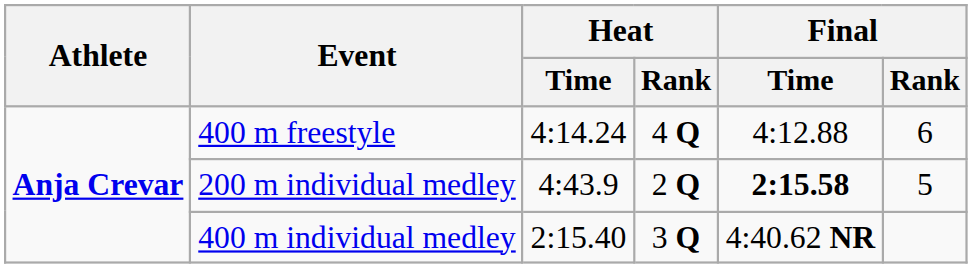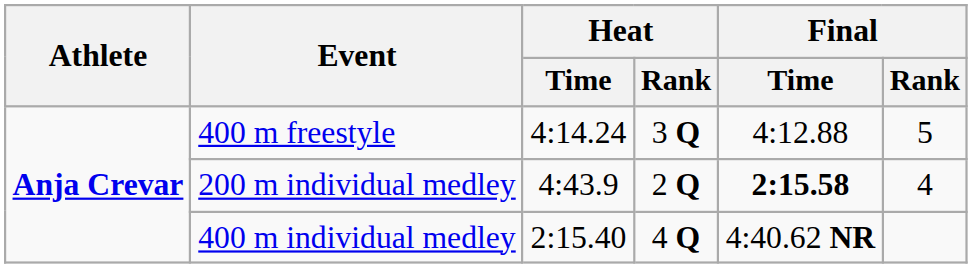(676, 132) 4 Q -> (676, 132) 3 Q
(925, 132) 6 -> (925, 132) 5
(925, 184) 5 -> (925, 184) 4
(676, 237) 3 Q -> (676, 237) 4 Q
